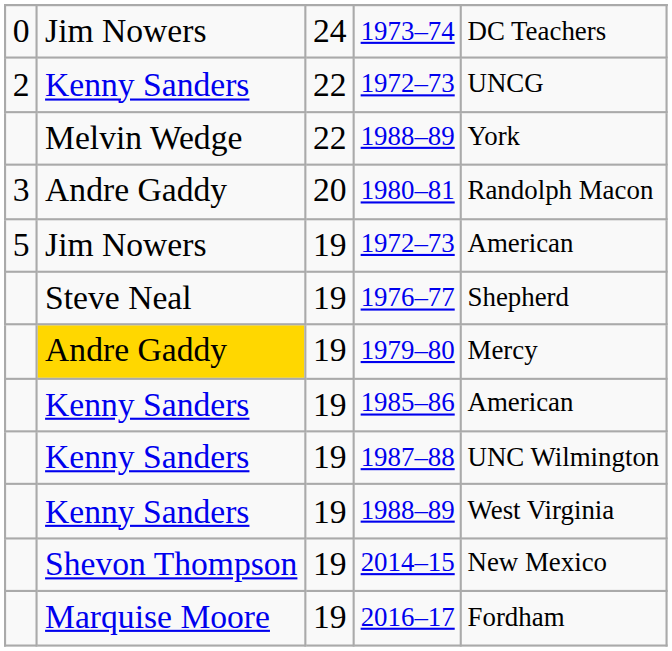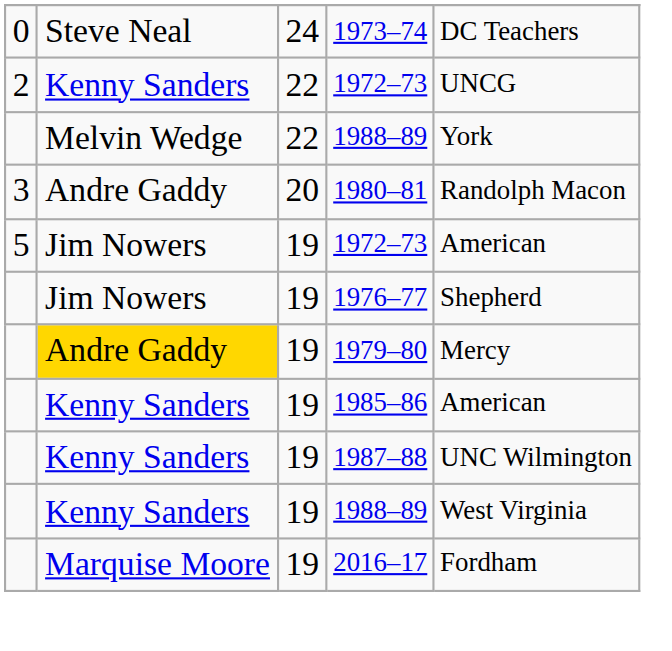(126, 31) Jim Nowers -> (118, 31) Steve Neal
(118, 297) Steve Neal -> (126, 297) Jim Nowers
- row: (330, 564)
